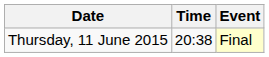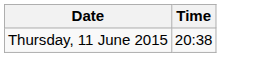- column: (240, 16)
